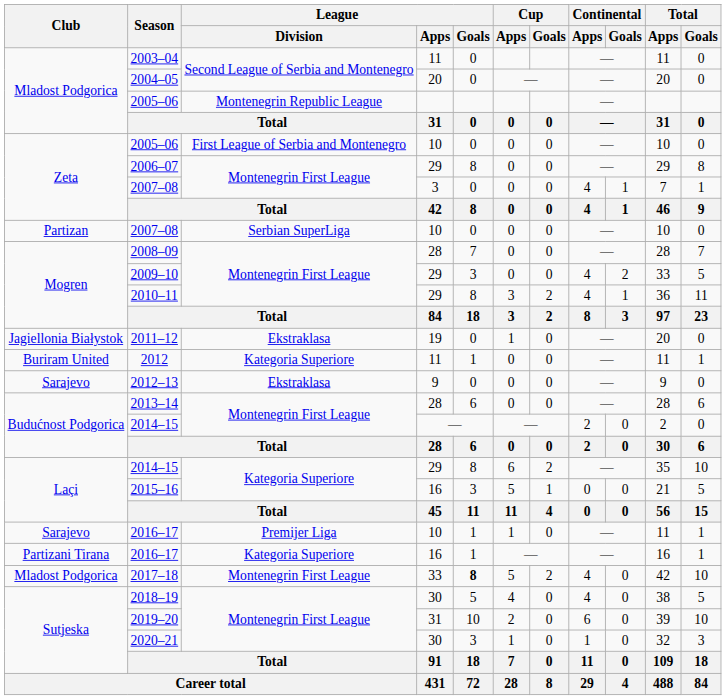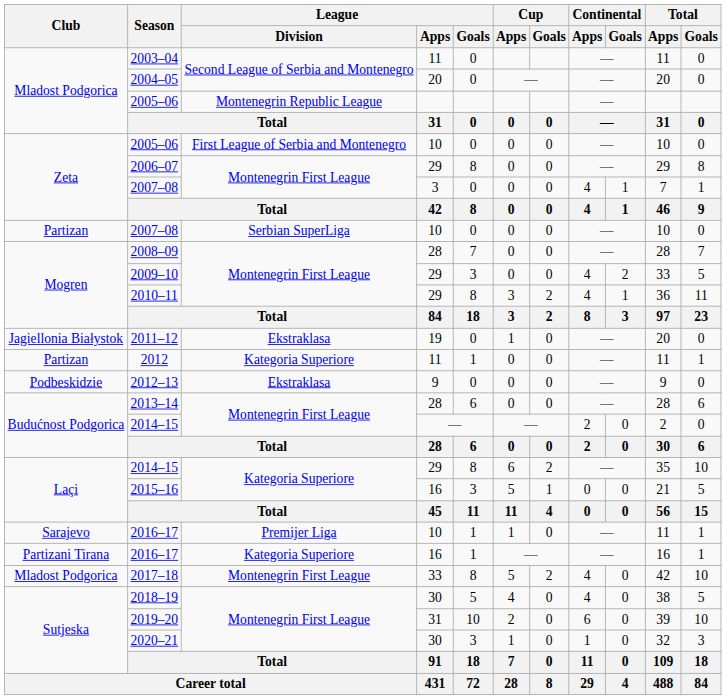(66, 360) Buriram United -> (66, 360) Partizan
(66, 381) Sarajevo -> (66, 381) Podbeskidzie
(473, 576) bold -> (473, 576) normal
